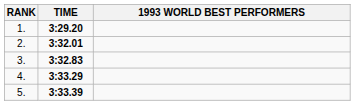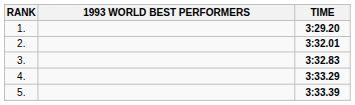columns swapped: (222, 13) <-> (66, 13)
